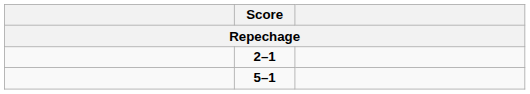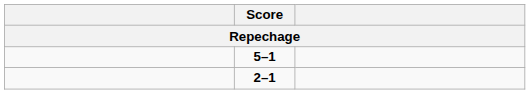rows swapped: (265, 57) <-> (265, 78)
